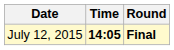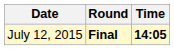columns swapped: (104, 14) <-> (146, 14)
